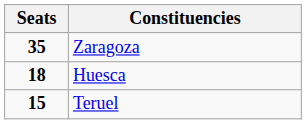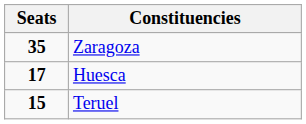(37, 75) 18 -> (37, 75) 17
